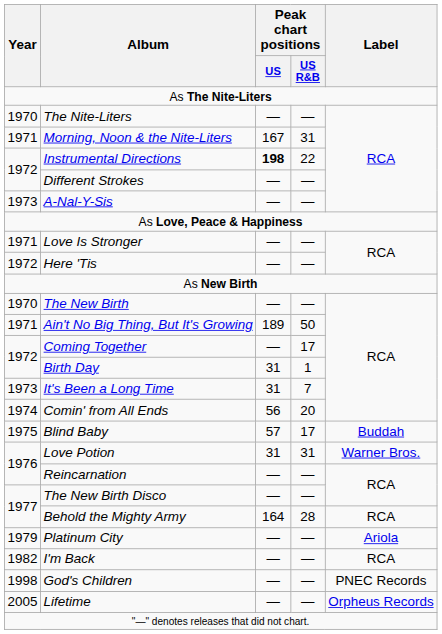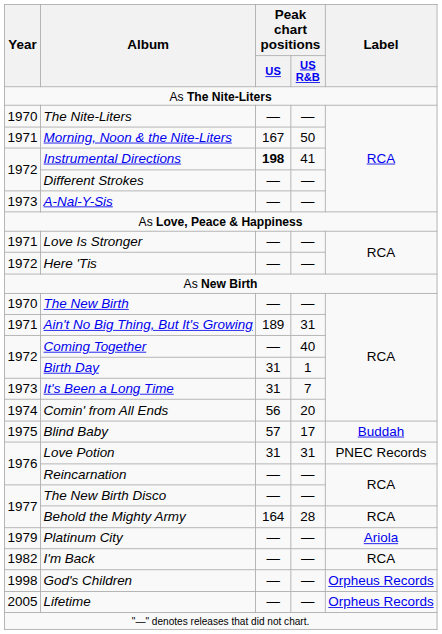(308, 137) 31 -> (308, 137) 50
(308, 158) 22 -> (308, 158) 41
(308, 325) 50 -> (308, 325) 31
(308, 346) 17 -> (308, 346) 40
(381, 452) Warner Bros. -> (381, 452) PNEC Records
(381, 580) PNEC Records -> (381, 580) Orpheus Records
